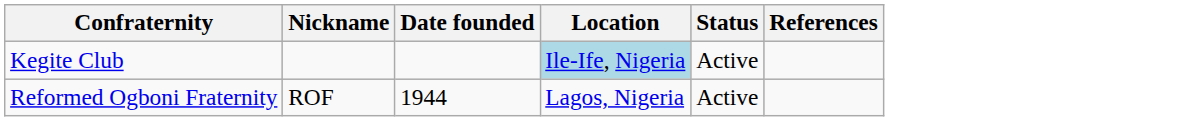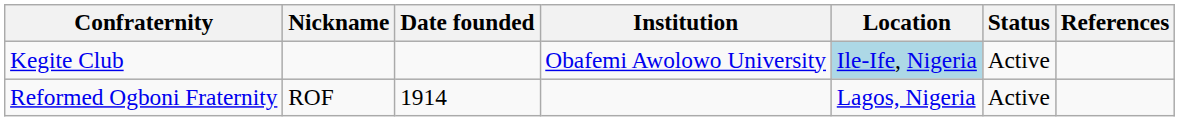+ column: (686, 23)
(424, 97) 1944 -> (424, 97) 1914
